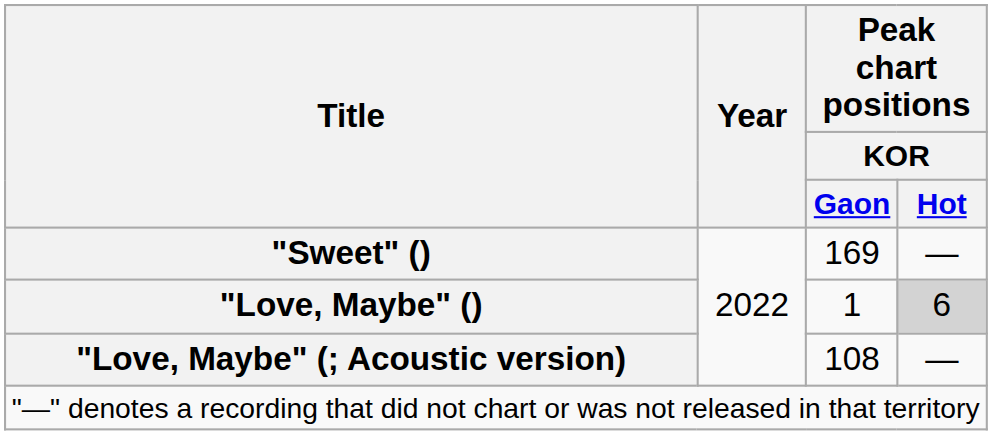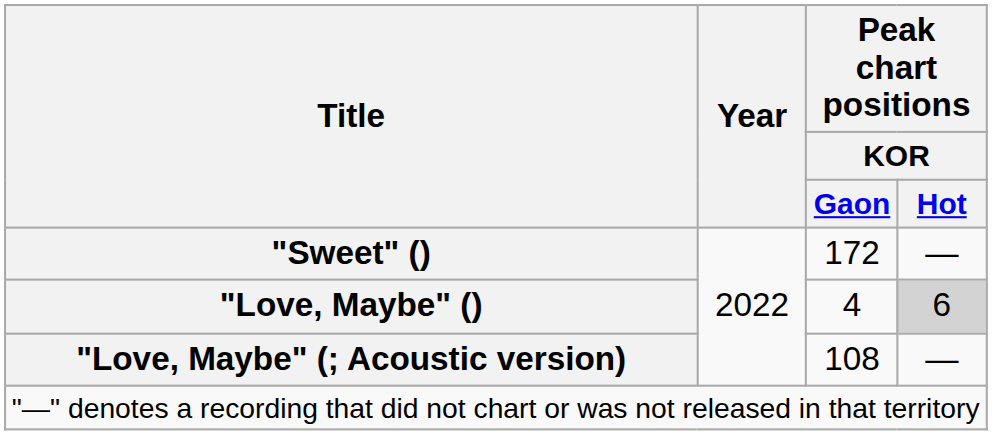(852, 253) 169 -> (852, 253) 172
(852, 305) 1 -> (852, 305) 4
